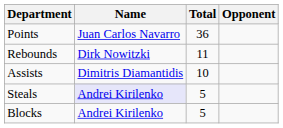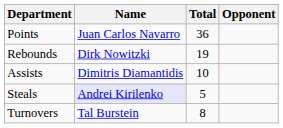(203, 53) 11 -> (203, 53) 19
- row: (25, 113)
+ row: (33, 113)
